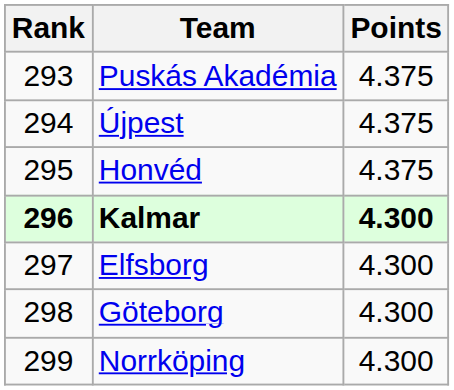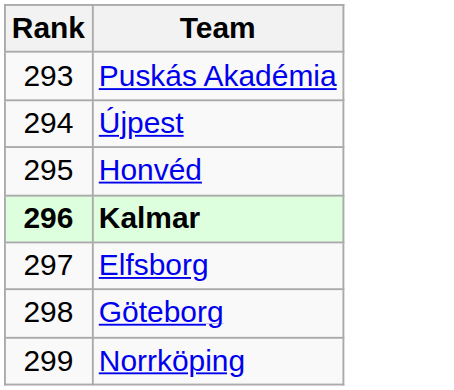- column: (396, 28)
